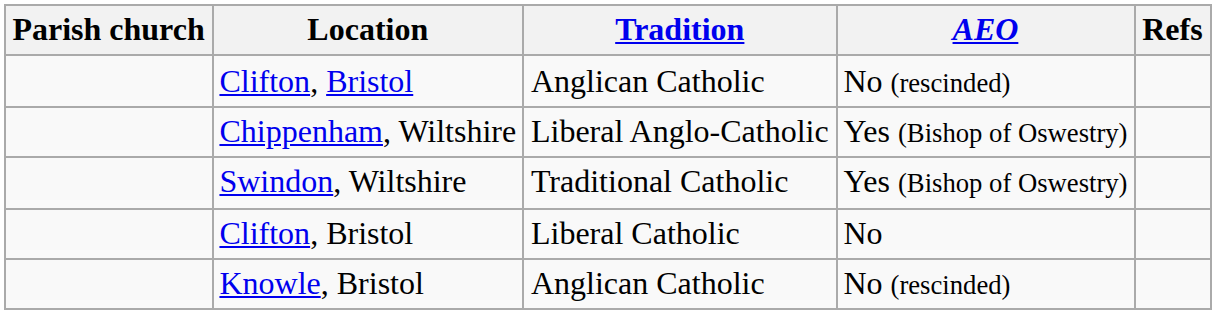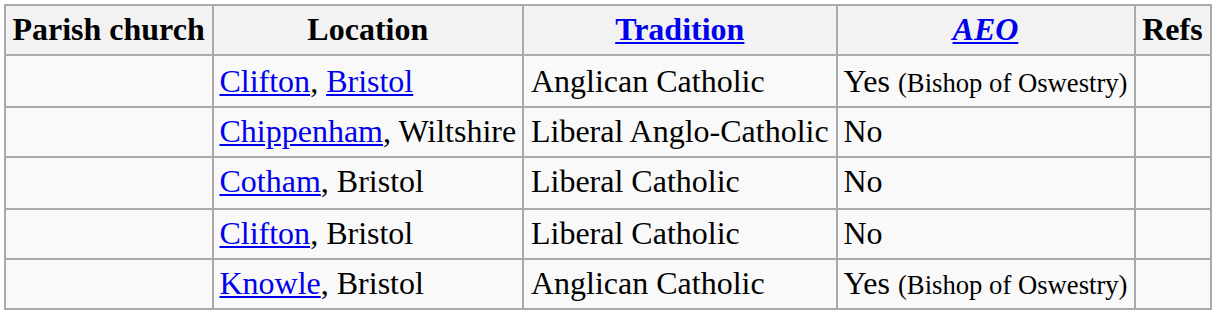(927, 80) No (rescinded) -> (985, 80) Yes (Bishop of Oswestry)
(985, 131) Yes (Bishop of Oswestry) -> (863, 131) No
+ row: (322, 182)
- row: (343, 182)
(927, 283) No (rescinded) -> (985, 283) Yes (Bishop of Oswestry)
